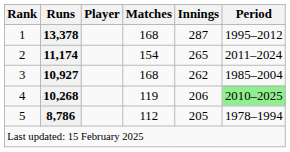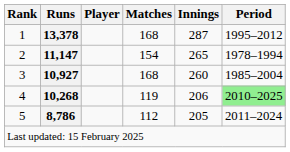(61, 55) 11,174 -> (61, 55) 11,147
(254, 55) 2011–2024 -> (254, 55) 1978–1994
(198, 75) 262 -> (198, 75) 260
(254, 116) 1978–1994 -> (254, 116) 2011–2024
